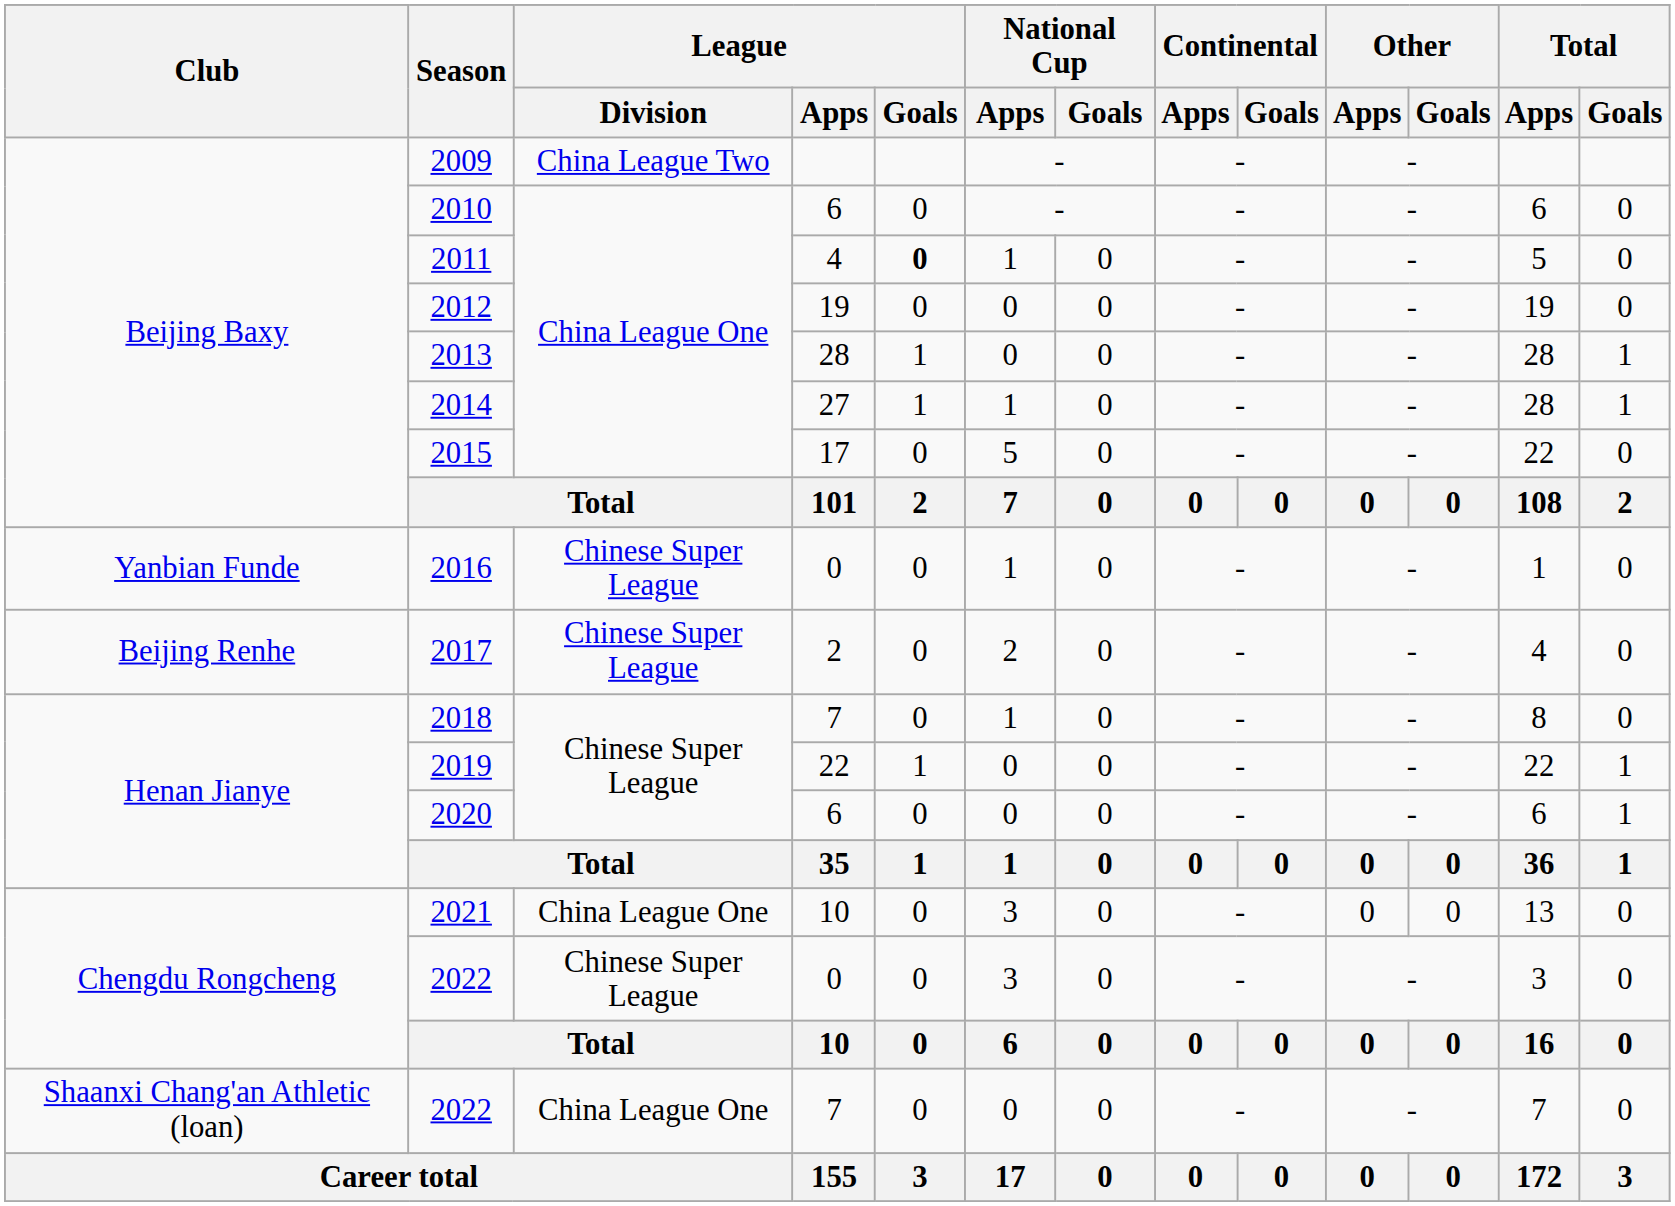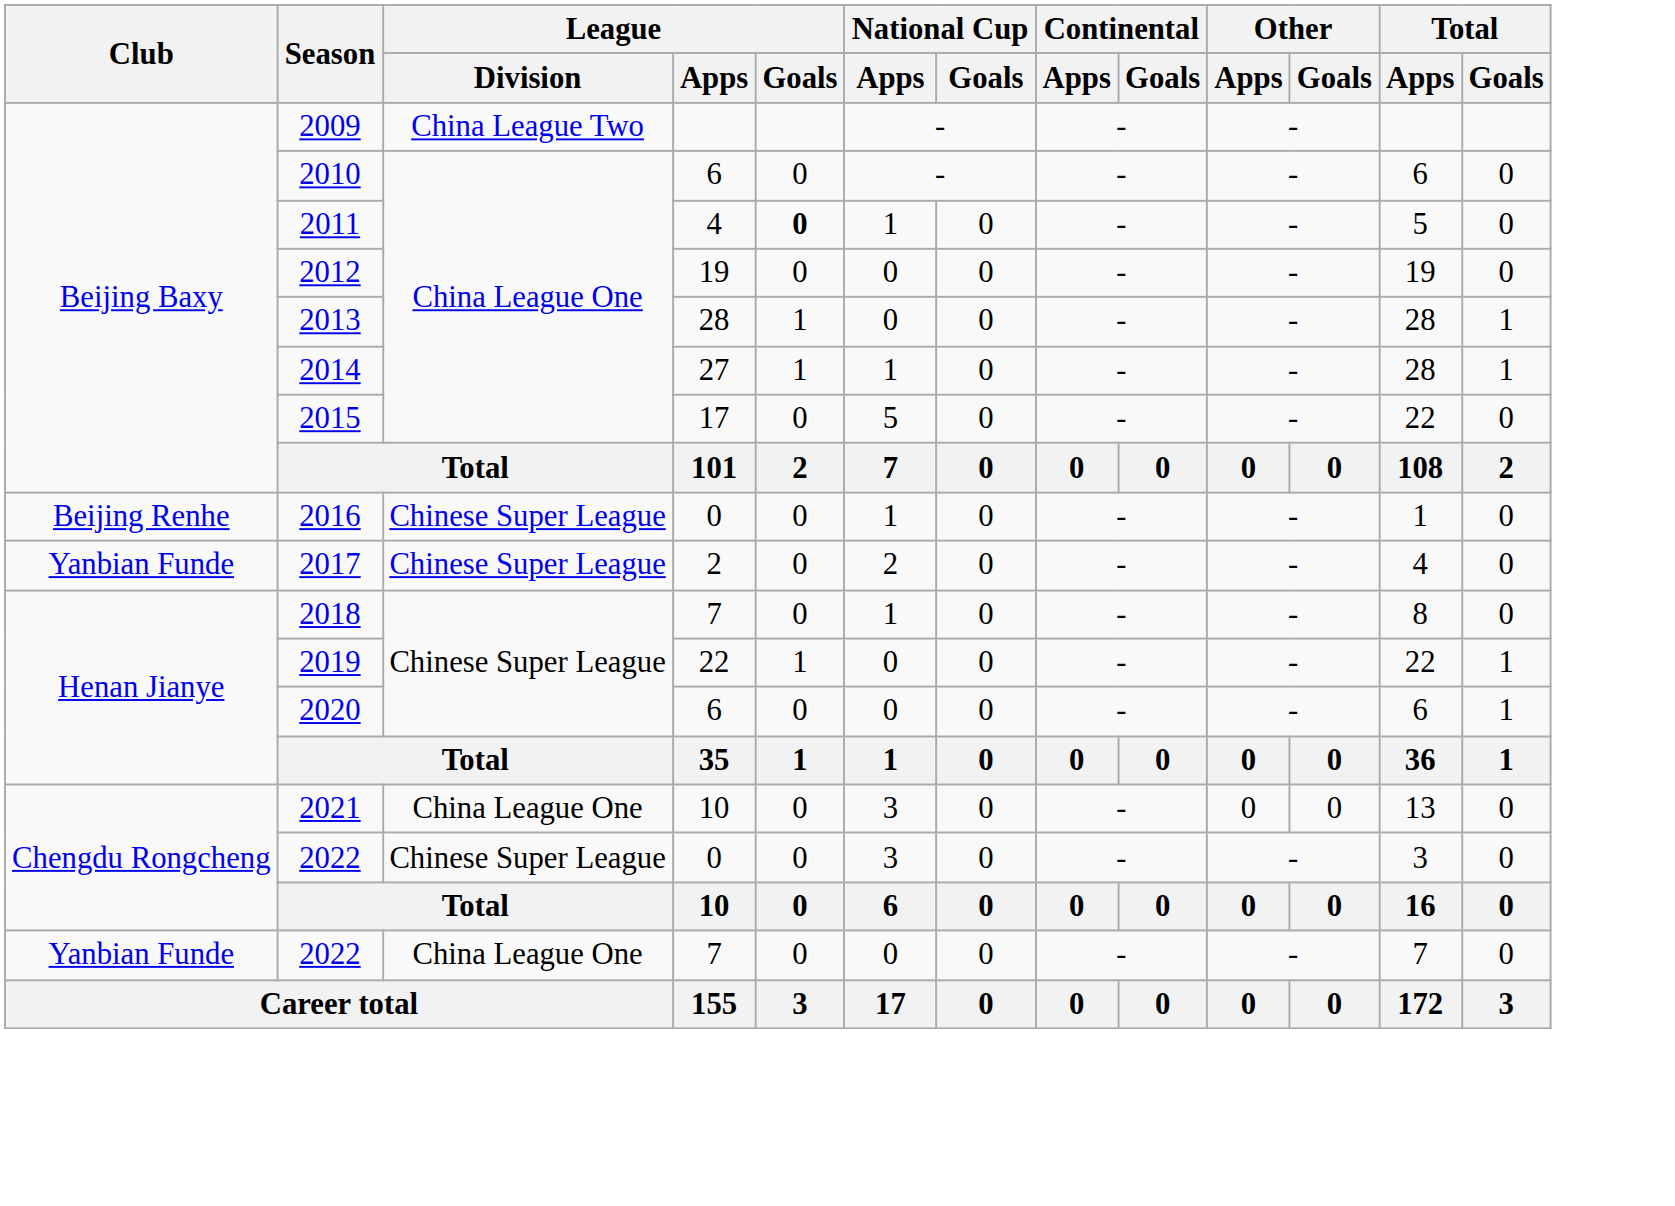(207, 567) Yanbian Funde -> (141, 516) Beijing Renhe
(207, 651) Beijing Renhe -> (141, 564) Yanbian Funde
(207, 1110) Shaanxi Chang'an Athletic (loan) -> (141, 954) Yanbian Funde
